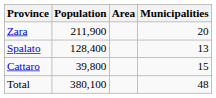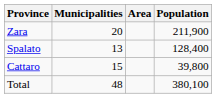columns swapped: (174, 13) <-> (80, 13)
